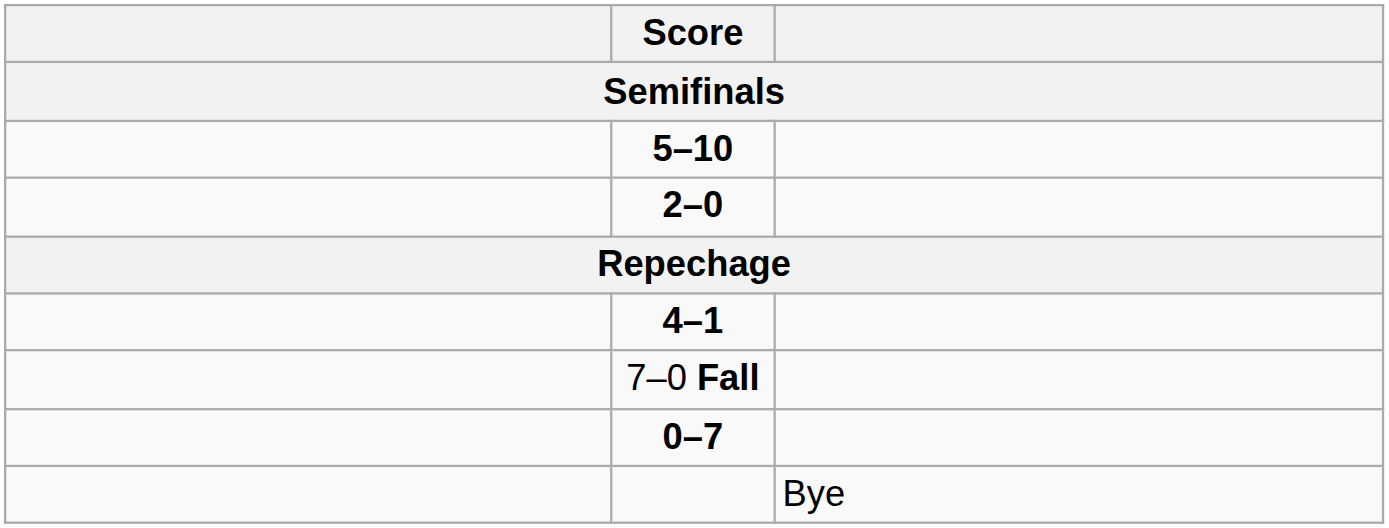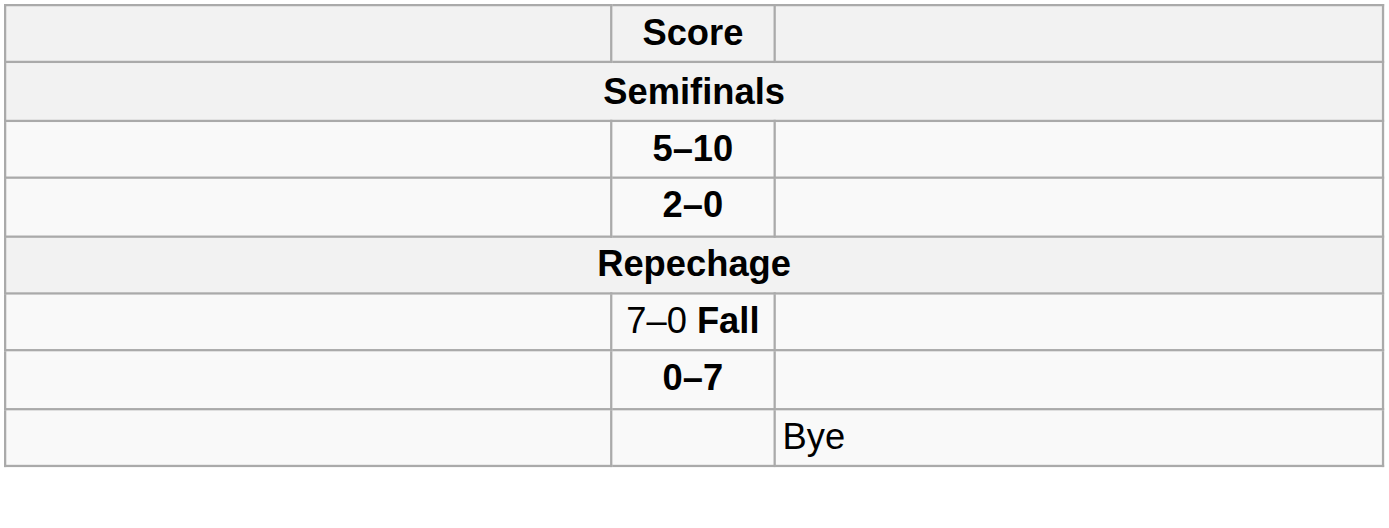- row: (693, 321)
